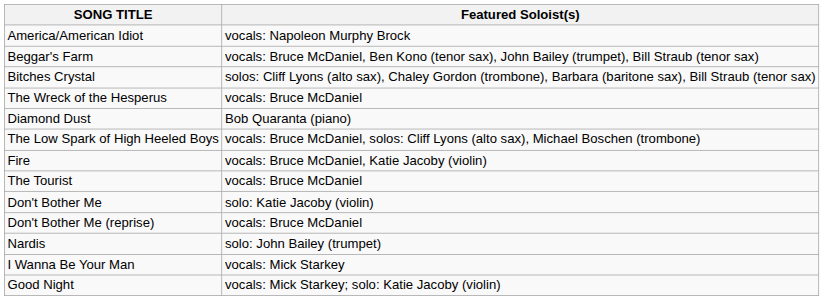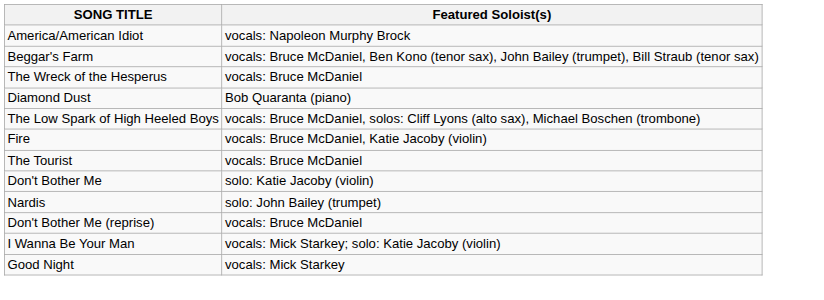- row: (51, 77)
rows swapped: (26, 243) <-> (81, 222)
(285, 264) vocals: Mick Starkey -> (363, 243) vocals: Mick Starkey; solo: Katie Jacoby (violin)
(363, 285) vocals: Mick Starkey; solo: Katie Jacoby (violin) -> (285, 264) vocals: Mick Starkey
